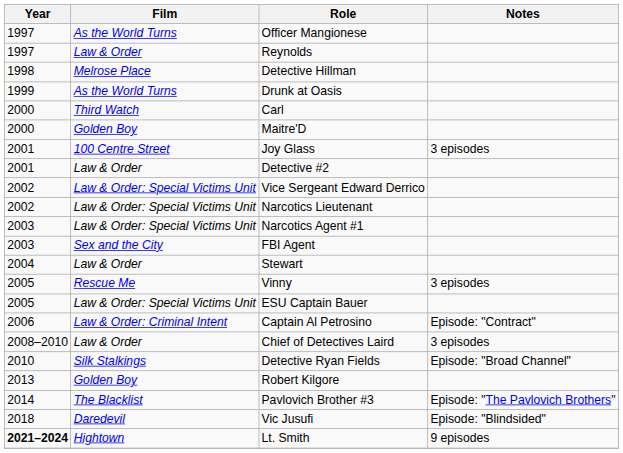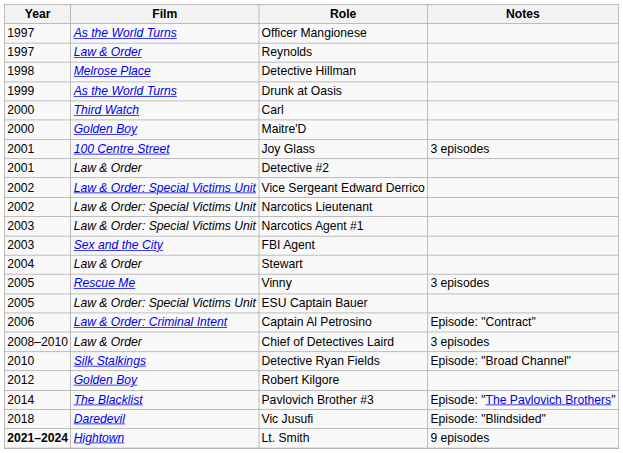(21, 380) 2013 -> (21, 380) 2012
